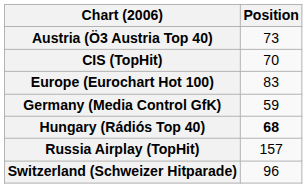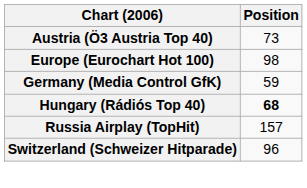- row: (122, 60)
(271, 82) 83 -> (271, 60) 98
